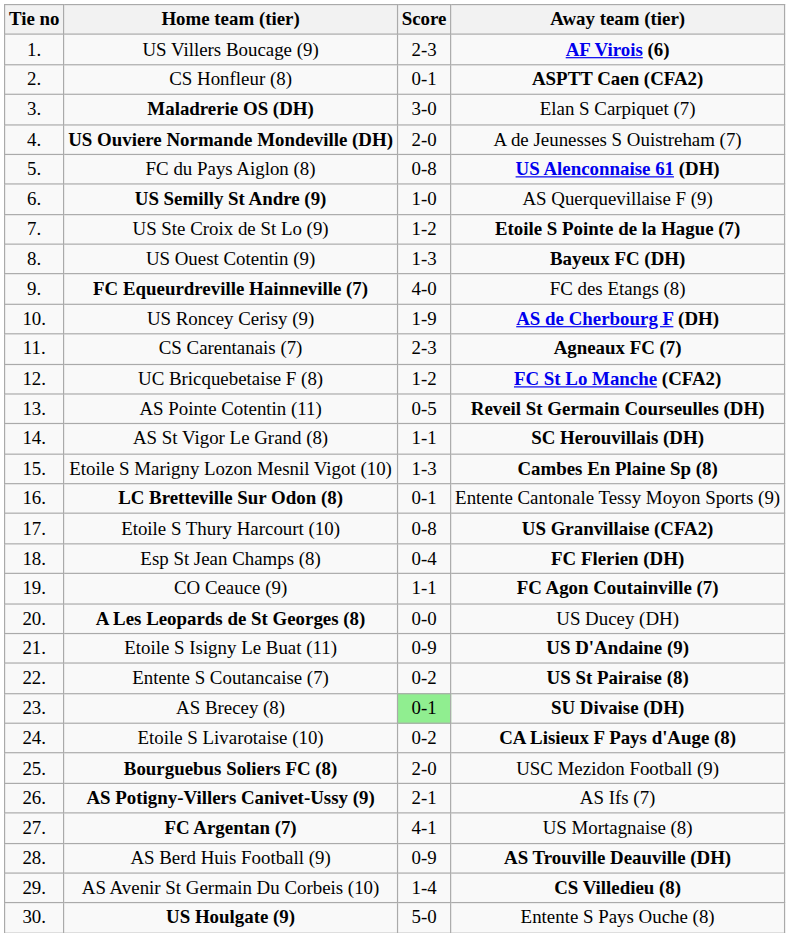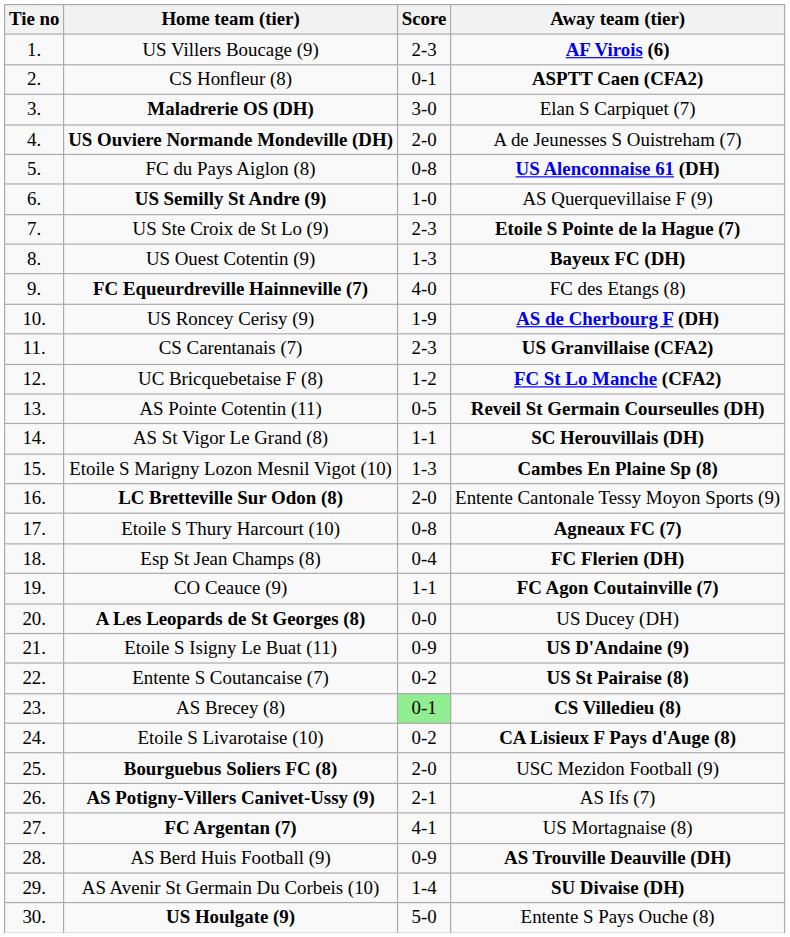(424, 229) 1-2 -> (424, 229) 2-3
(618, 348) Agneaux FC (7) -> (618, 348) US Granvillaise (CFA2)
(424, 498) 0-1 -> (424, 498) 2-0
(618, 528) US Granvillaise (CFA2) -> (618, 528) Agneaux FC (7)
(618, 708) SU Divaise (DH) -> (618, 708) CS Villedieu (8)
(618, 887) CS Villedieu (8) -> (618, 887) SU Divaise (DH)
